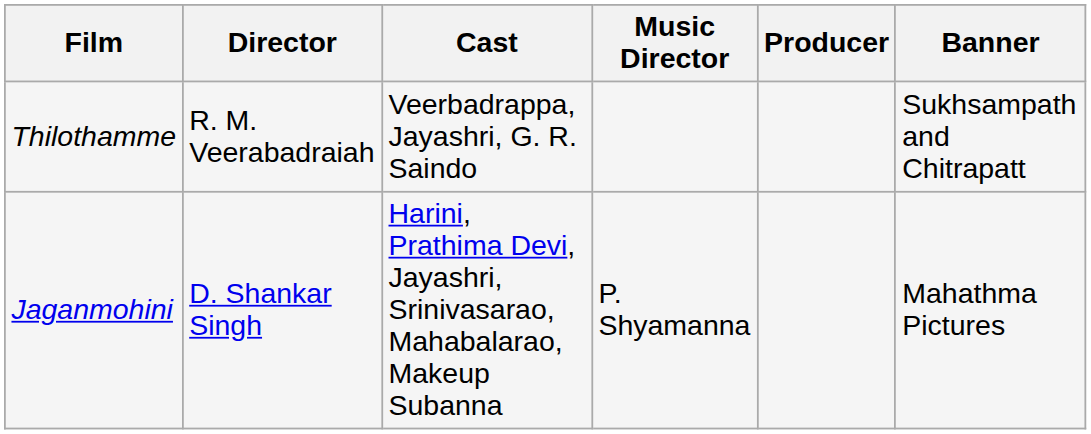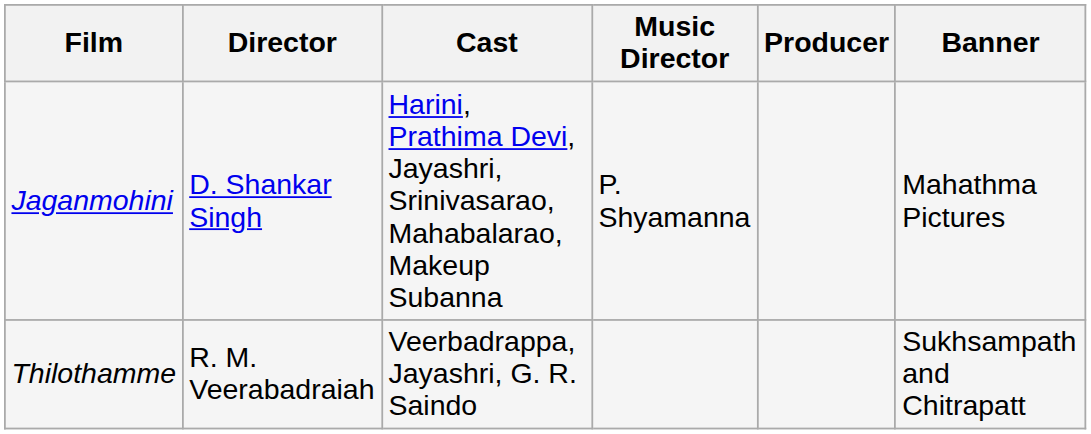rows swapped: (92, 309) <-> (94, 136)
